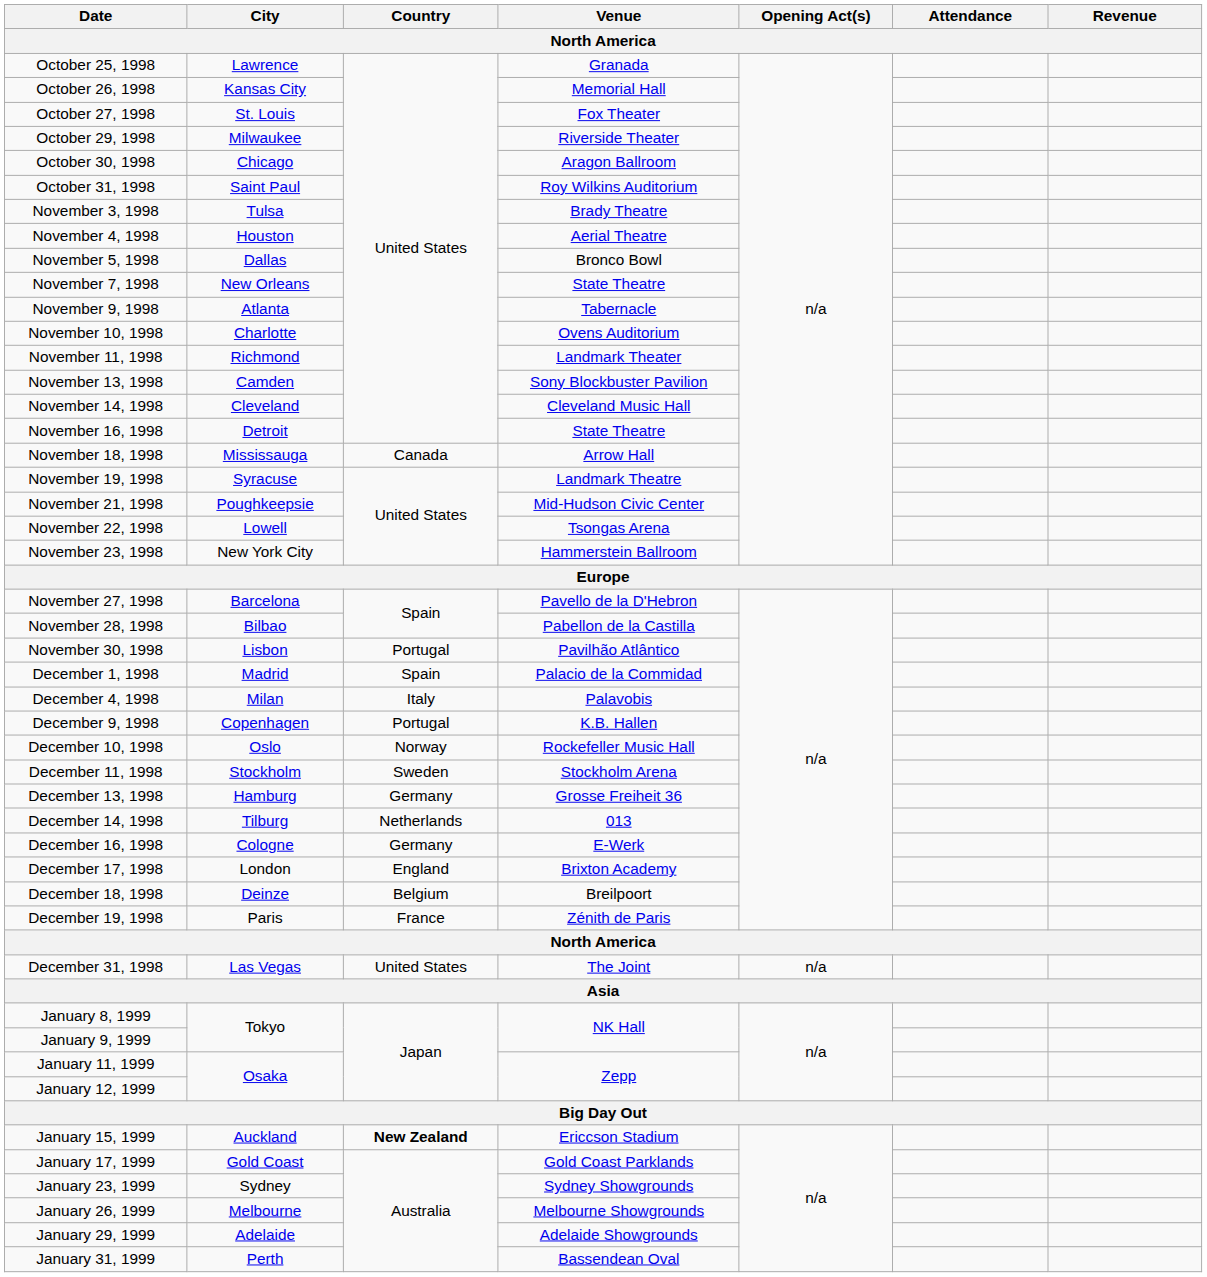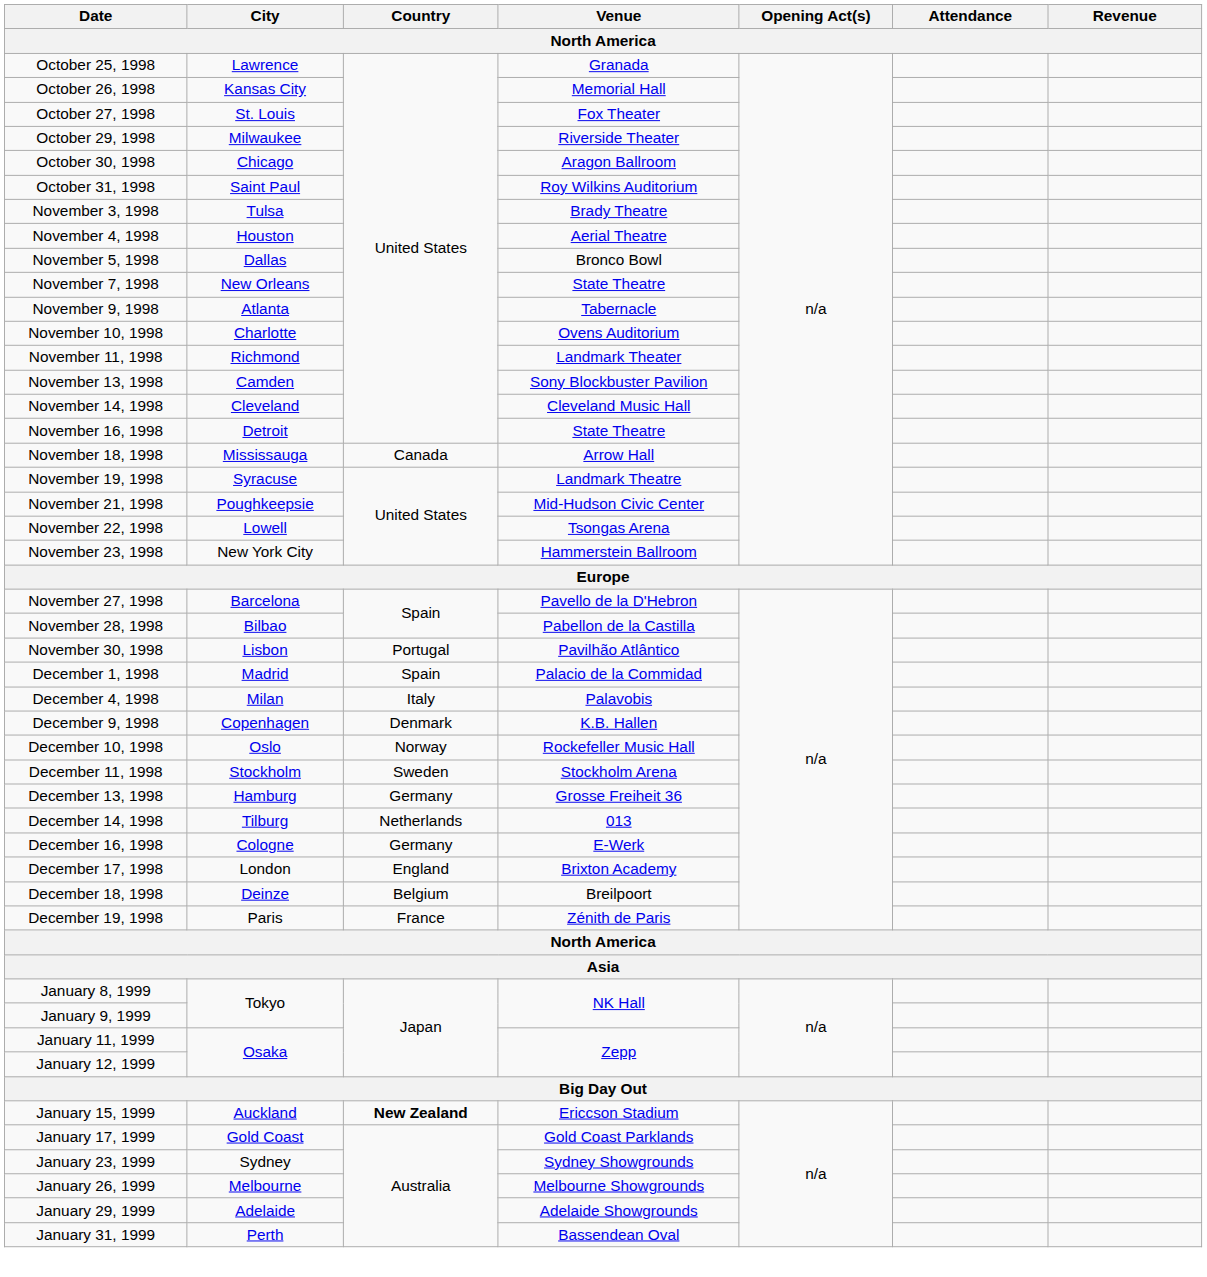(421, 723) Portugal -> (421, 723) Denmark
- row: (96, 966)
